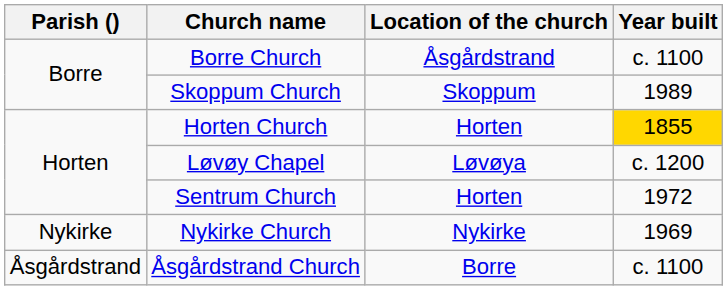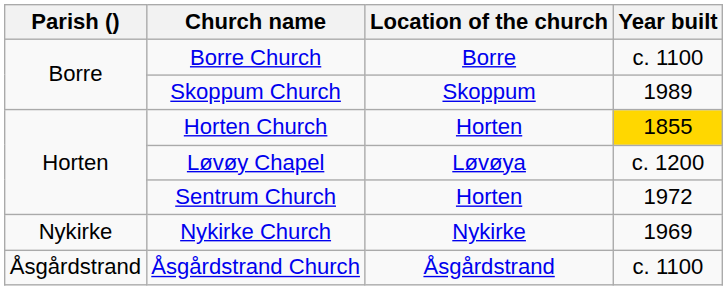(489, 57) Åsgårdstrand -> (489, 57) Borre
(489, 267) Borre -> (489, 267) Åsgårdstrand
